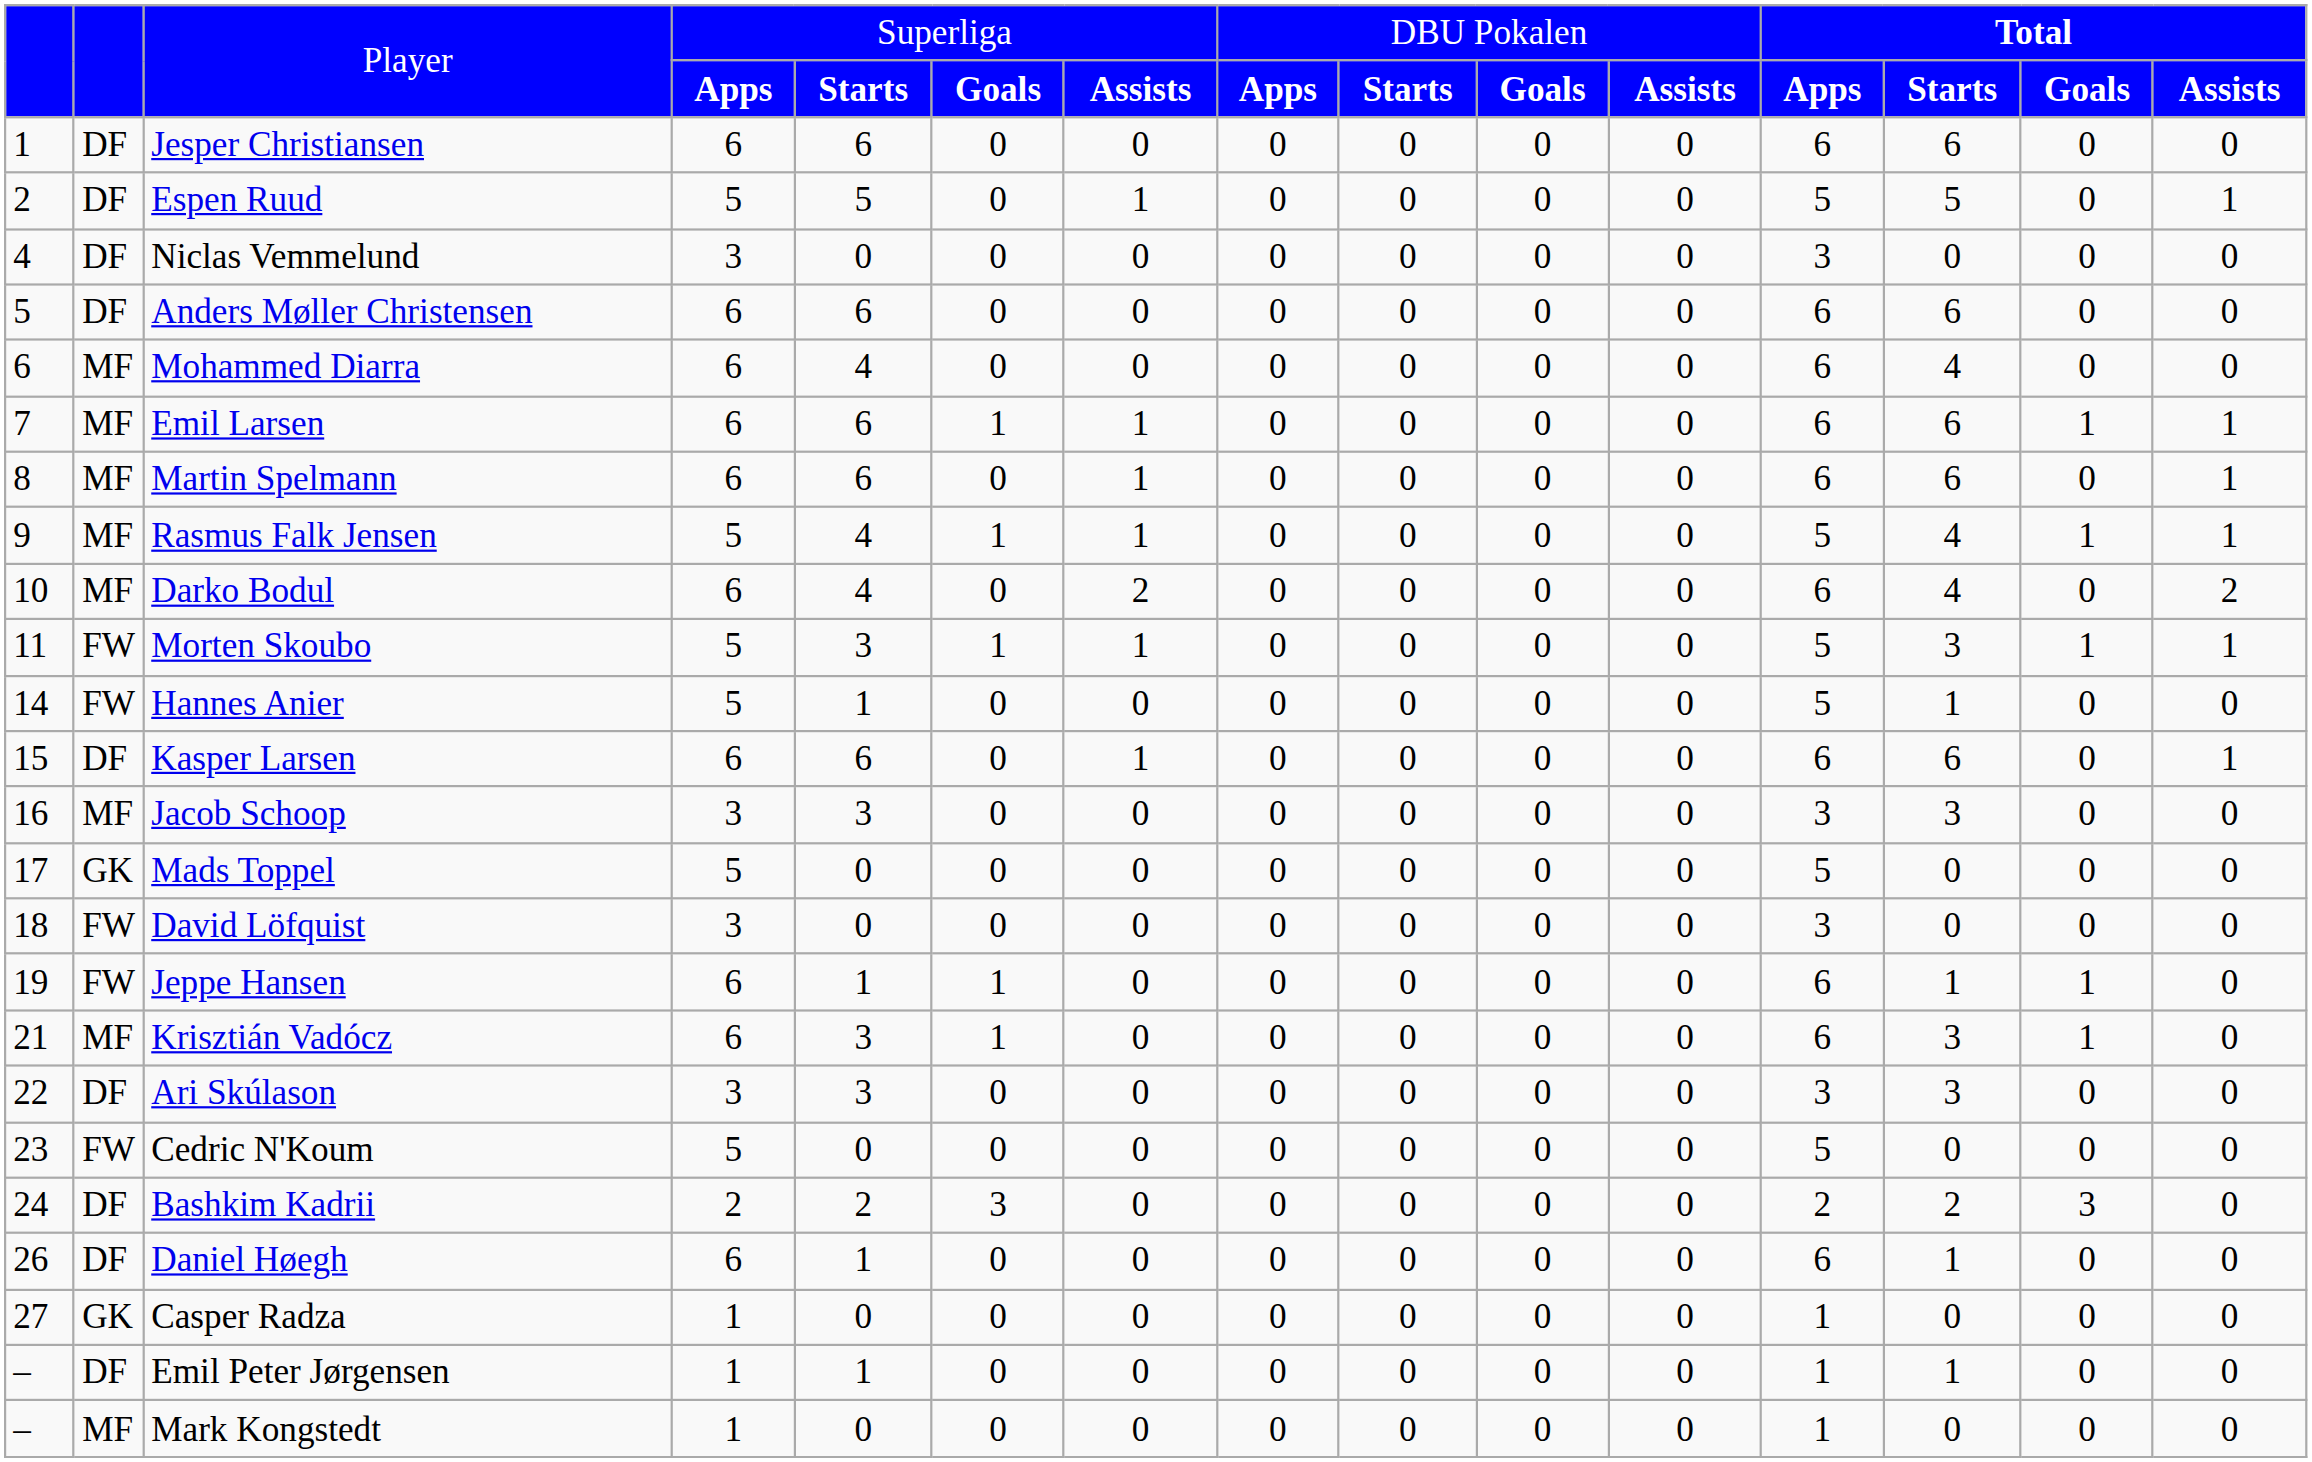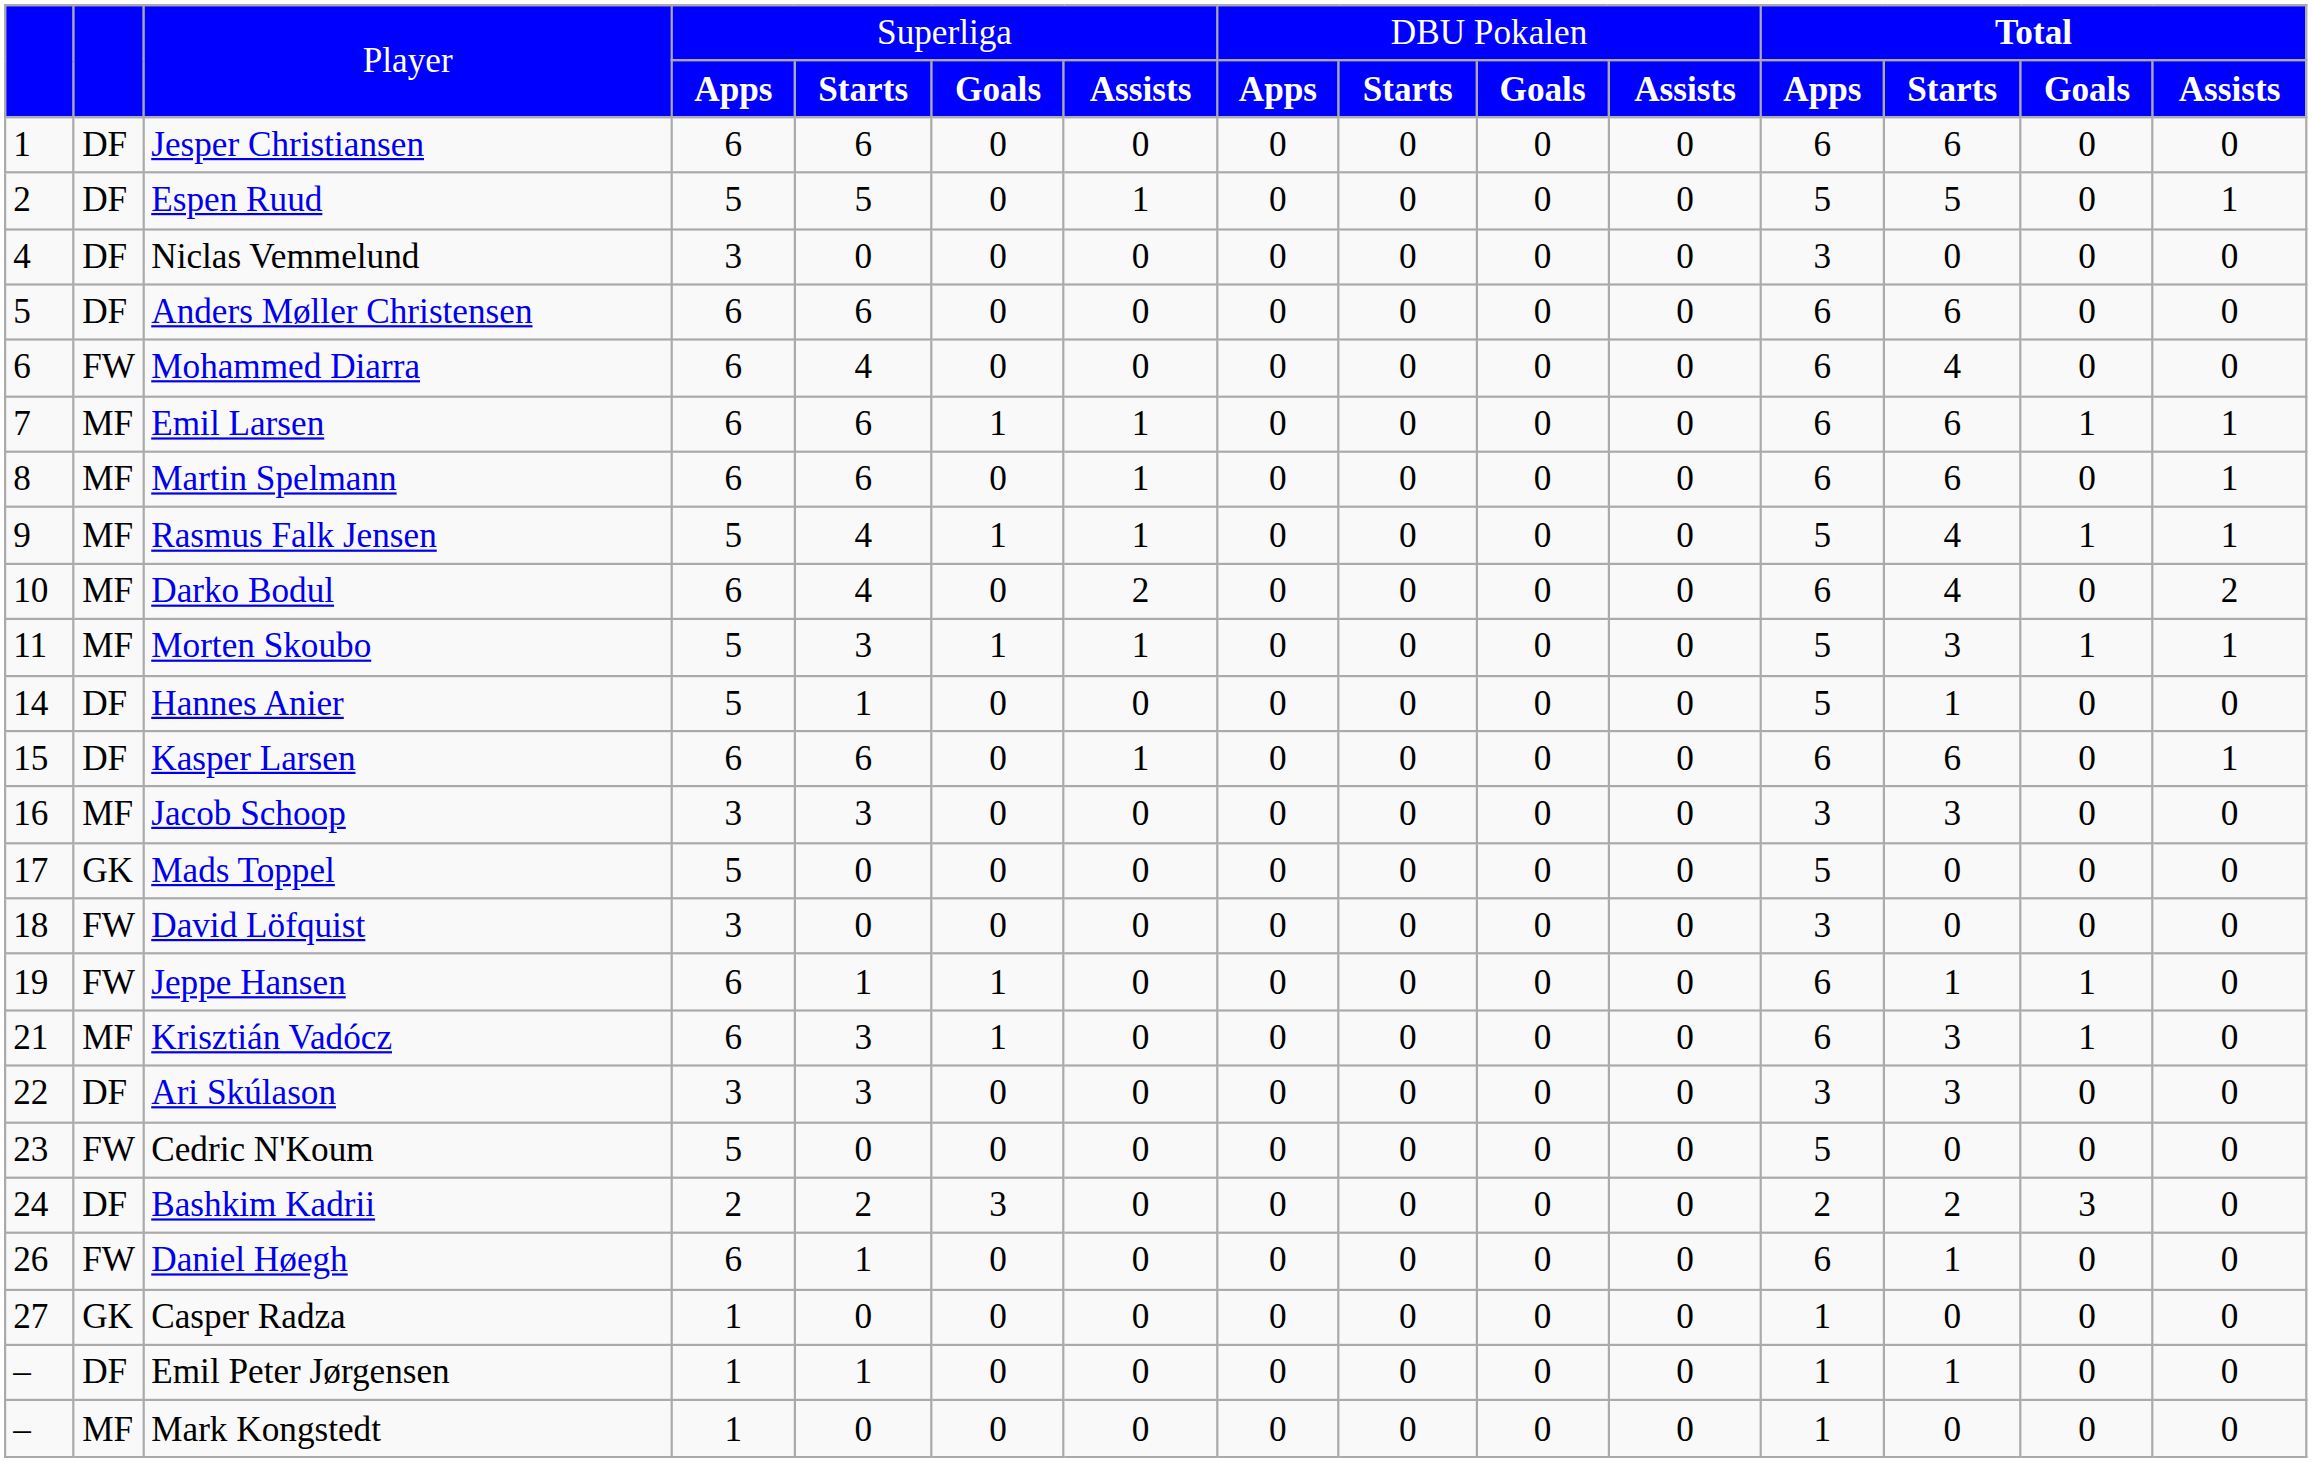(108, 367) MF -> (109, 367) FW
(109, 646) FW -> (108, 646) MF
(109, 702) FW -> (105, 702) DF
(105, 1260) DF -> (109, 1260) FW
